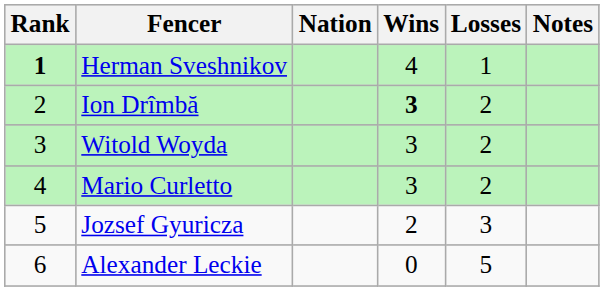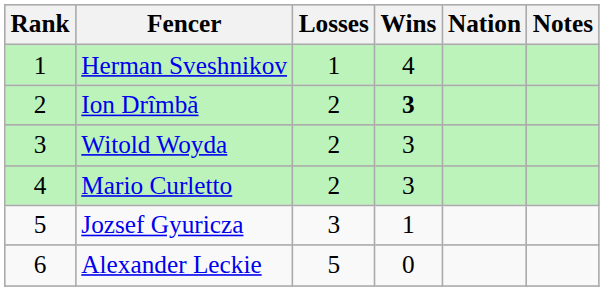columns swapped: (335, 24) <-> (486, 24)
(40, 64) bold -> (40, 64) normal
(411, 225) 2 -> (408, 225) 1
